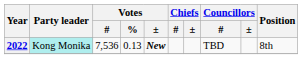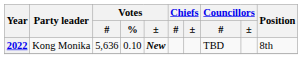(61, 45) paleturquoise background -> (61, 45) no background
(107, 45) 7,536 -> (107, 45) 5,636
(132, 45) 0.13 -> (132, 45) 0.10
